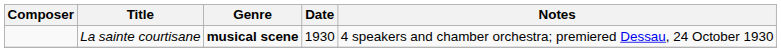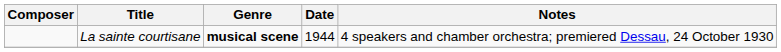(320, 36) 1930 -> (320, 36) 1944
